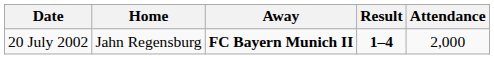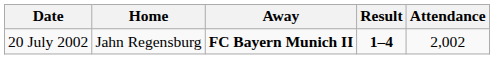(448, 41) 2,000 -> (448, 41) 2,002
